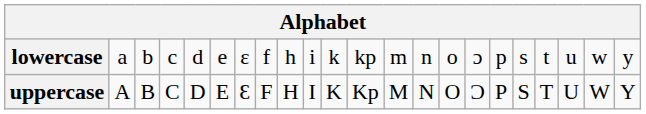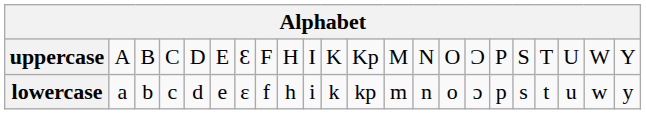rows swapped: (57, 91) <-> (57, 56)
